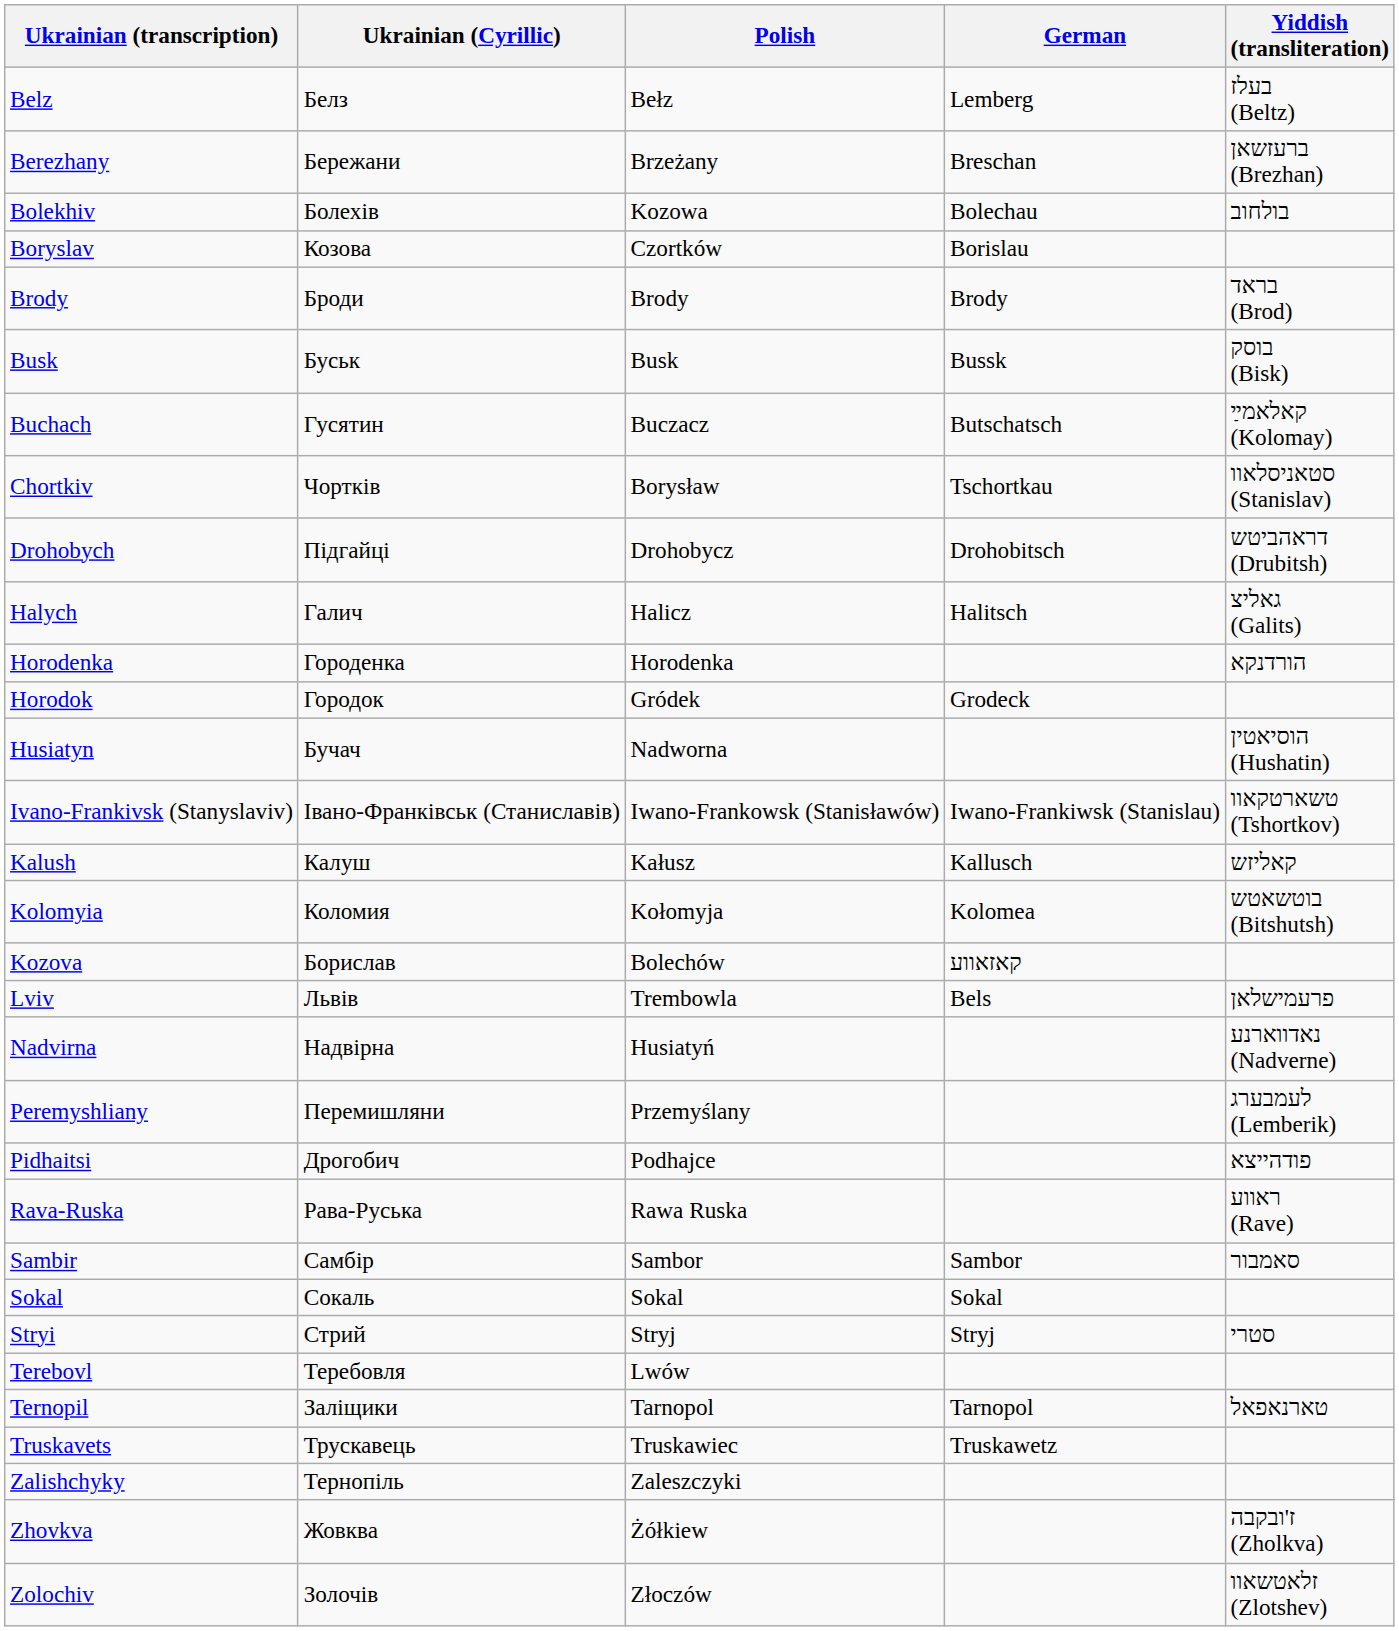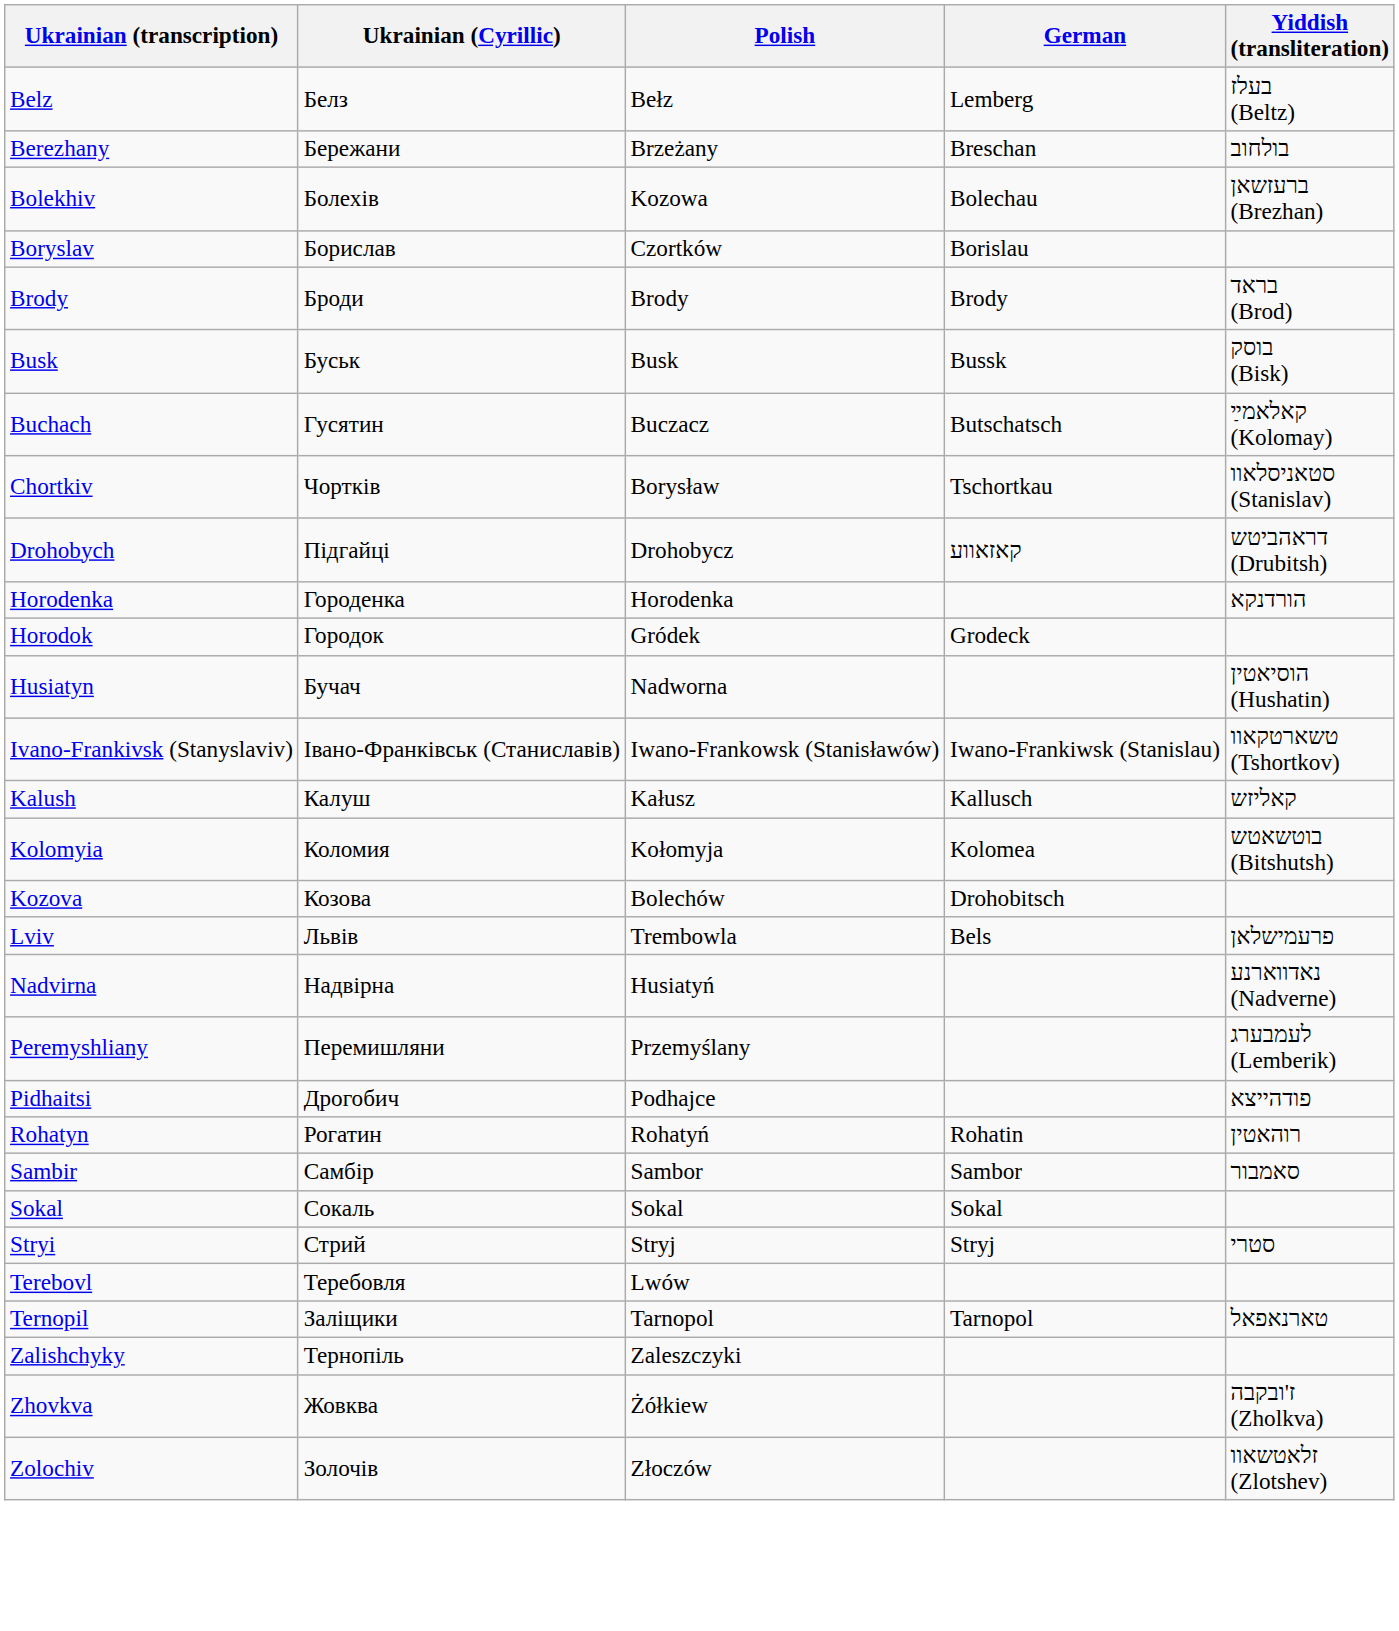(1277, 161) ברעזשאן (Brezhan) -> (1260, 148) בולחוב
(1260, 211) בולחוב -> (1277, 198) ברעזשאן (Brezhan)
(337, 248) Козова -> (350, 248) Борислав
(1007, 549) Drohobitsch -> (986, 549) קאזאווע
- row: (44, 612)
(350, 961) Борислав -> (337, 898) Козова
(986, 961) קאזאווע -> (1007, 898) Drohobitsch
- row: (67, 1210)
+ row: (49, 1134)
- row: (61, 1444)
